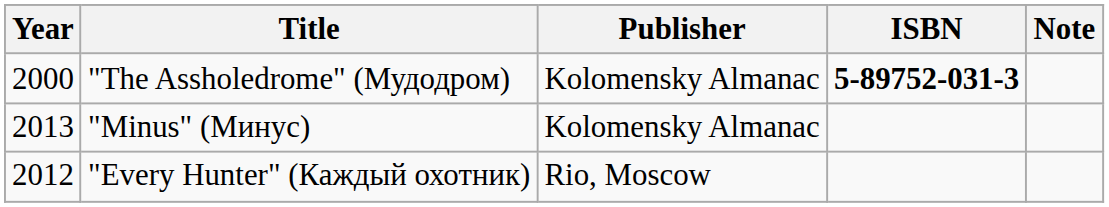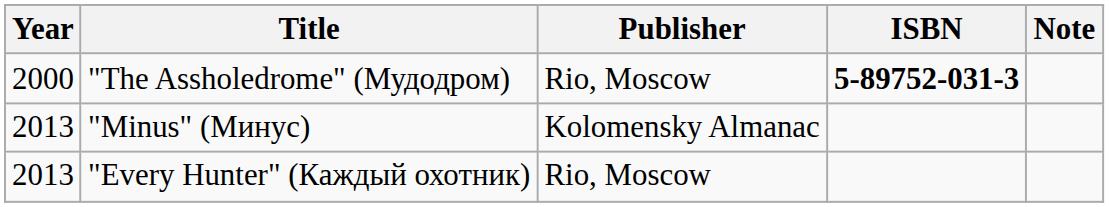(682, 77) Kolomensky Almanac -> (628, 77) Rio, Moscow
(43, 175) 2012 -> (43, 175) 2013
